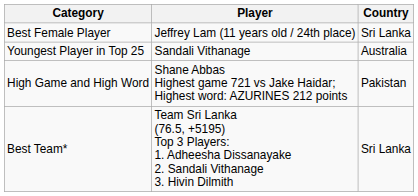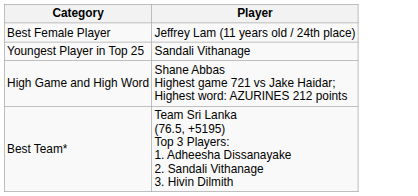- column: (386, 13)
